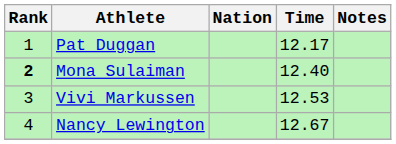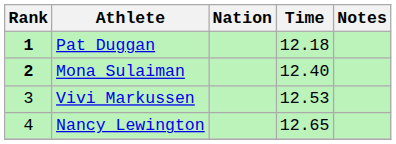(28, 45) normal -> (28, 45) bold
(305, 45) 12.17 -> (305, 45) 12.18
(305, 126) 12.67 -> (305, 126) 12.65
